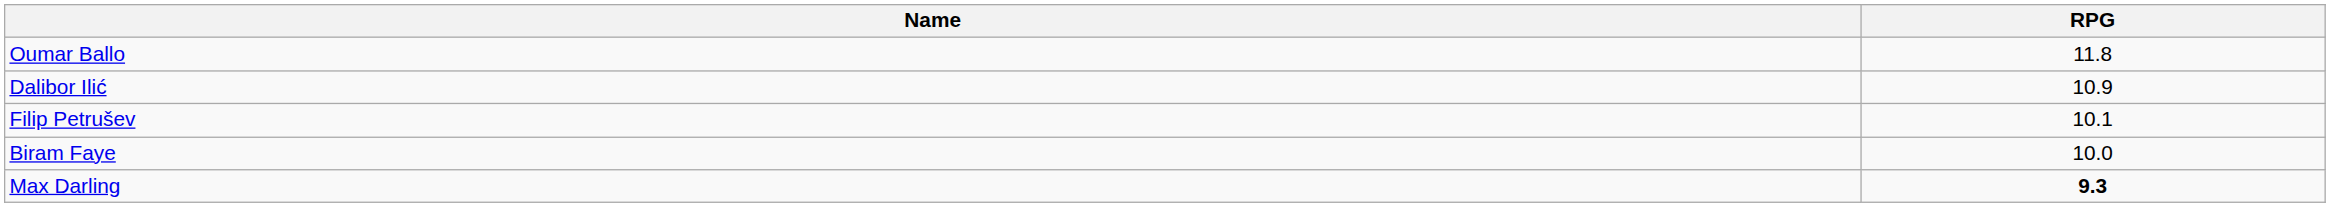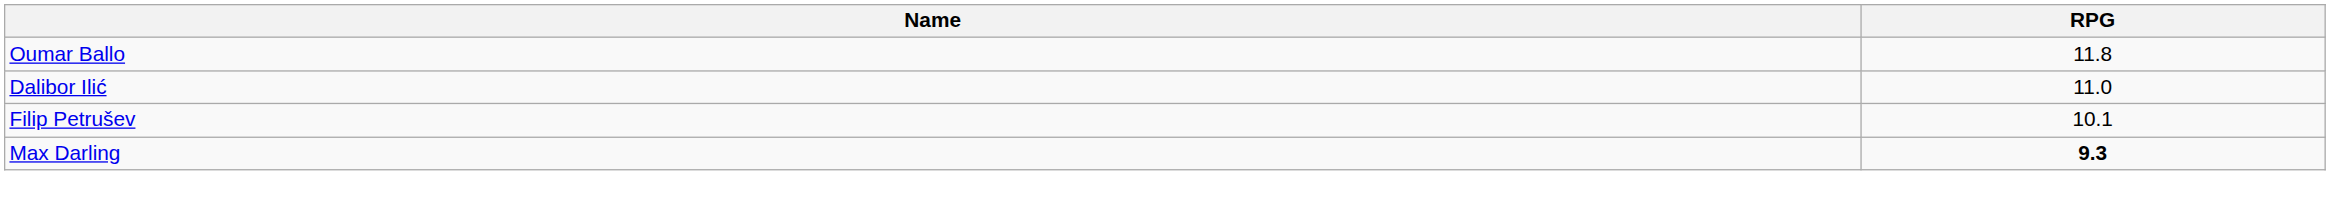(2093, 86) 10.9 -> (2093, 86) 11.0
- row: (63, 152)
